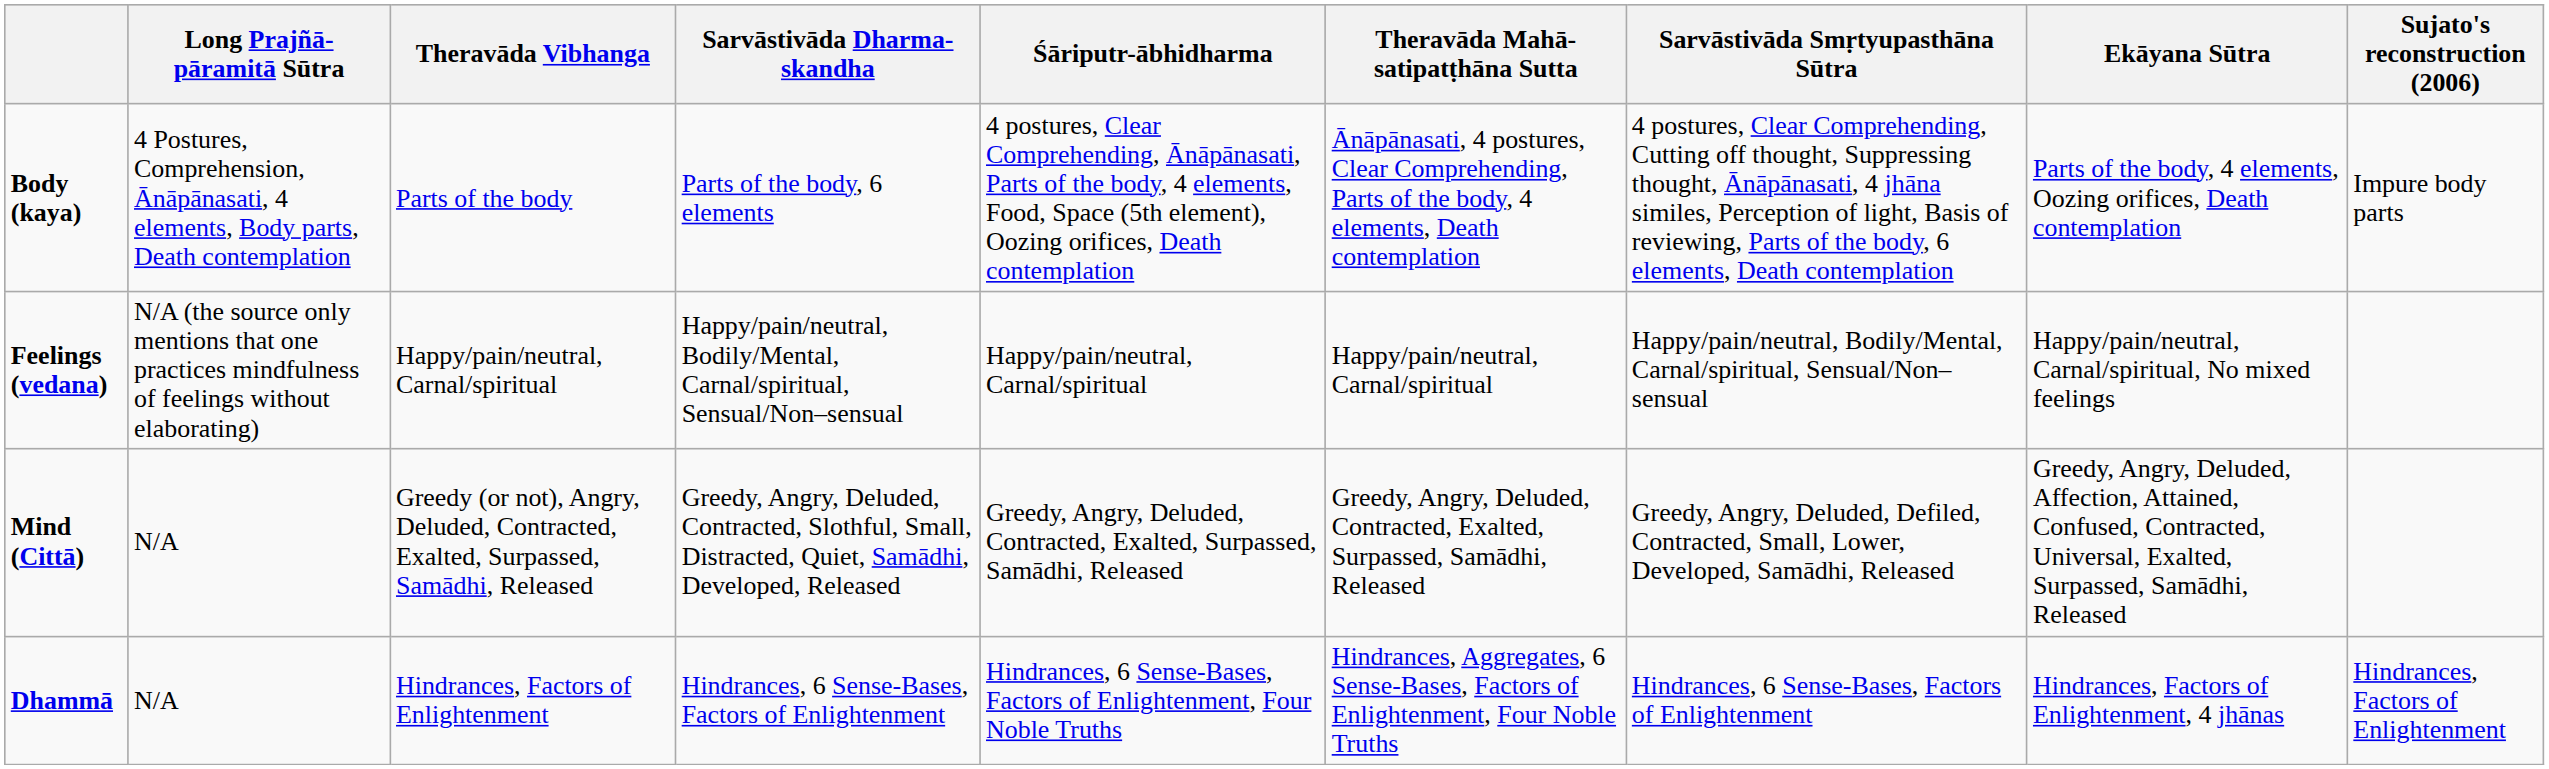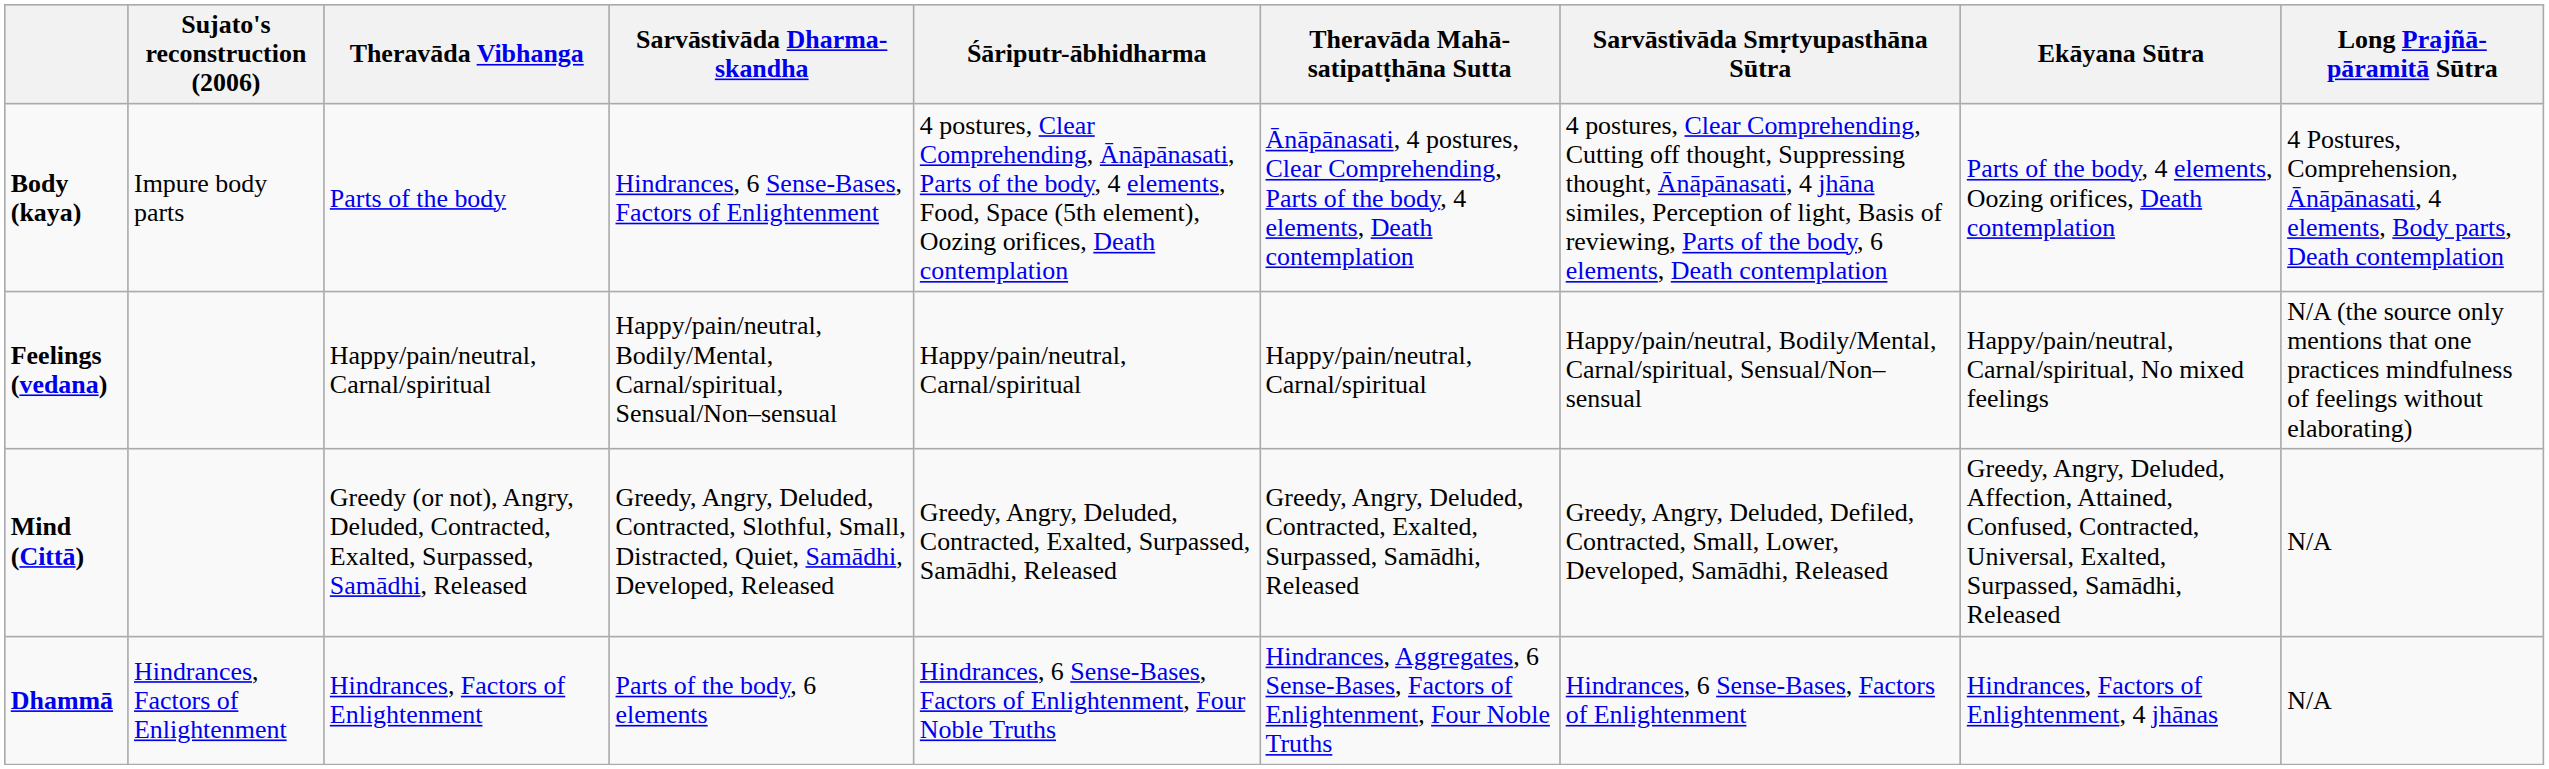columns swapped: (2445, 54) <-> (259, 54)
(782, 197) Parts of the body, 6 elements -> (759, 197) Hindrances, 6 Sense-Bases, Factors of Enlightenment
(825, 699) Hindrances, 6 Sense-Bases, Factors of Enlightenment -> (716, 699) Parts of the body, 6 elements
